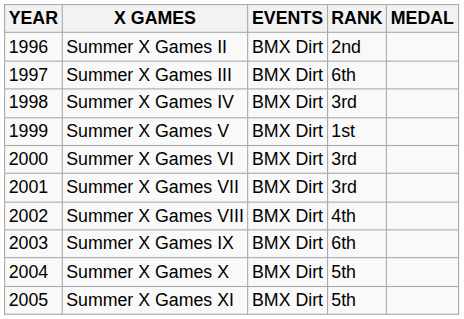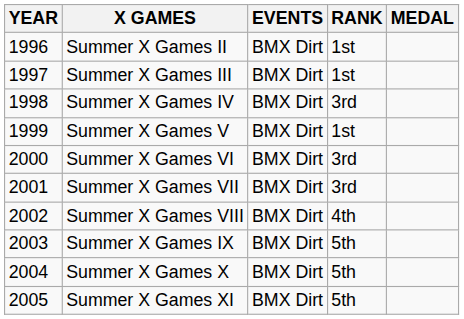(346, 46) 2nd -> (343, 46) 1st
(344, 74) 6th -> (343, 74) 1st
(344, 243) 6th -> (344, 243) 5th
